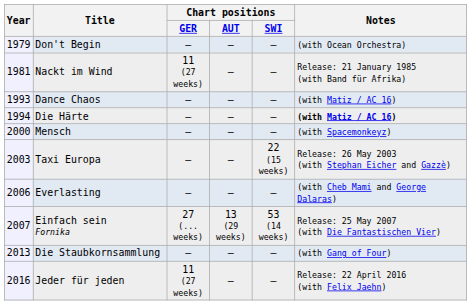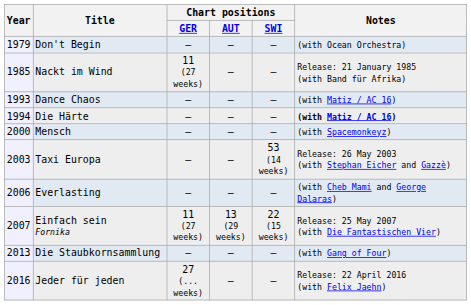(19, 72) 1981 -> (19, 72) 1985
(274, 159) 22 (15 weeks) -> (274, 159) 53 (14 weeks)
(188, 226) 27 (... weeks) -> (188, 226) 11 (27 weeks)
(274, 226) 53 (14 weeks) -> (274, 226) 22 (15 weeks)
(188, 281) 11 (27 weeks) -> (188, 281) 27 (... weeks)
